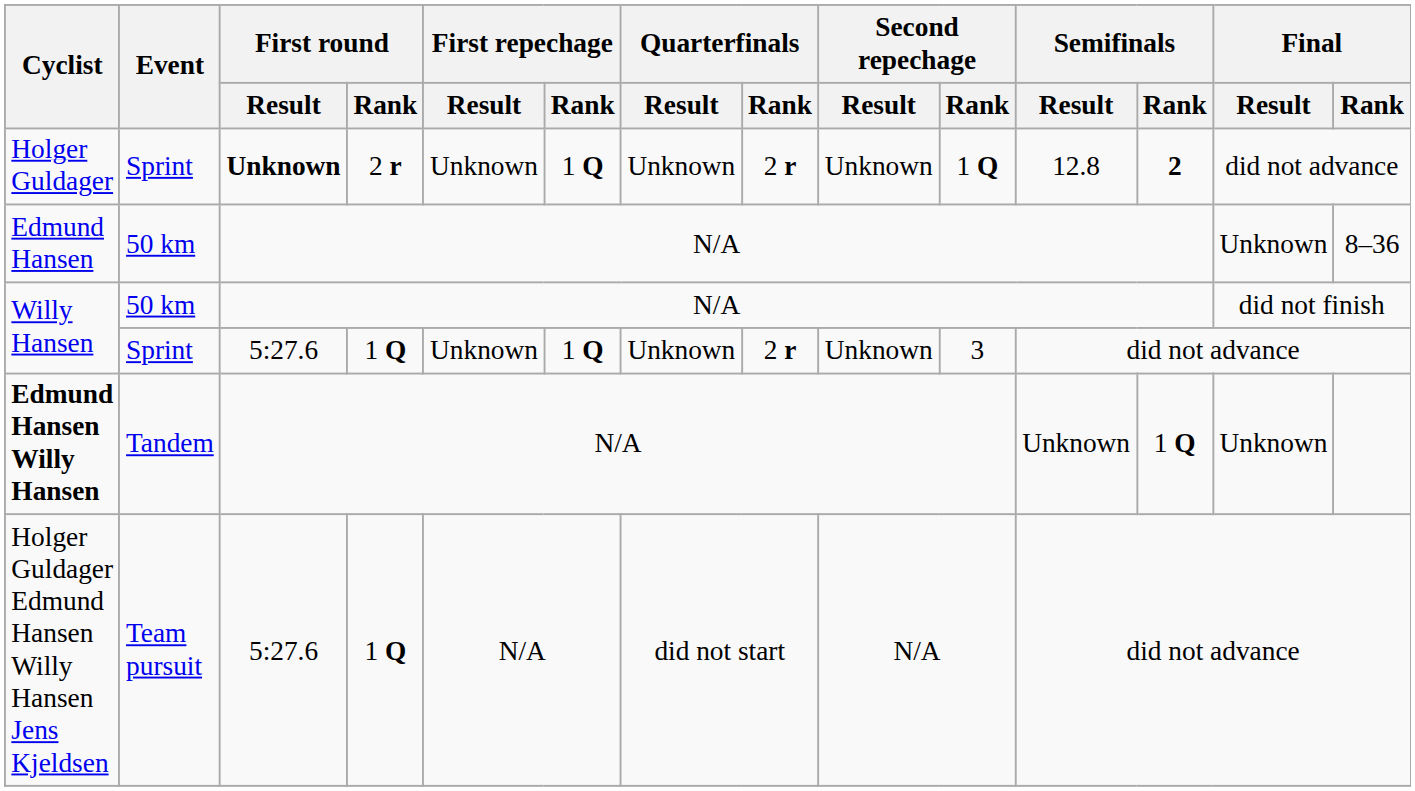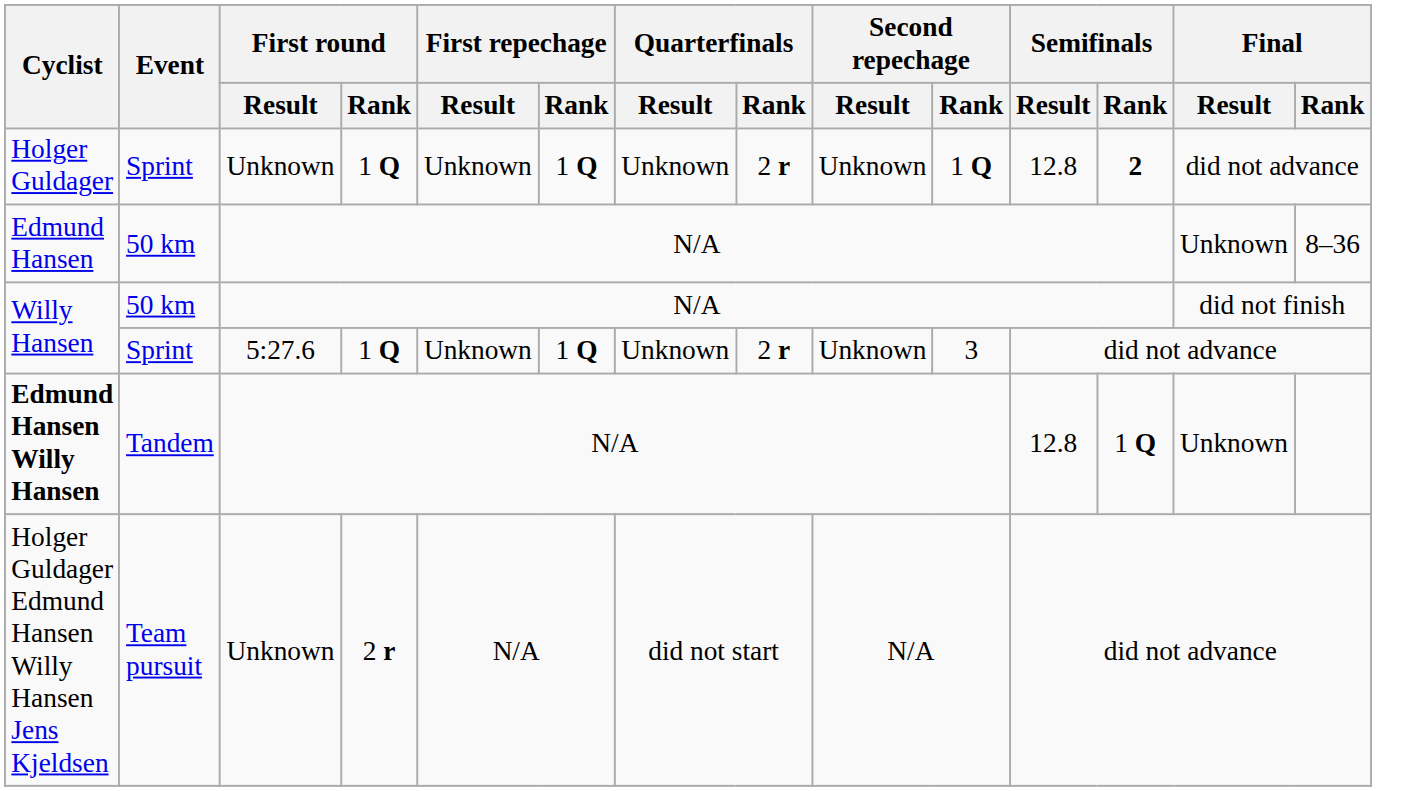(284, 166) bold -> (280, 166) normal
(385, 166) 2 r -> (379, 166) 1 Q
(1076, 443) Unknown -> (1053, 443) 12.8
(284, 650) 5:27.6 -> (280, 650) Unknown
(385, 650) 1 Q -> (379, 650) 2 r
